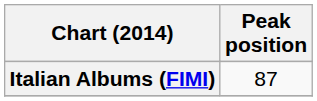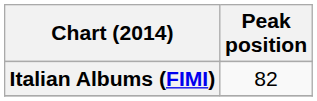(266, 78) 87 -> (266, 78) 82
